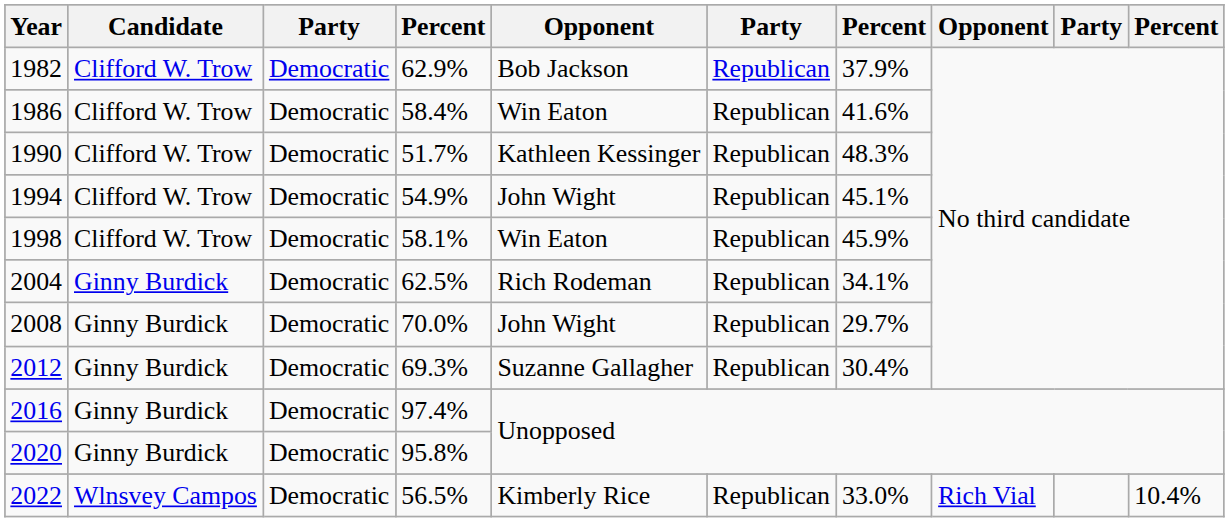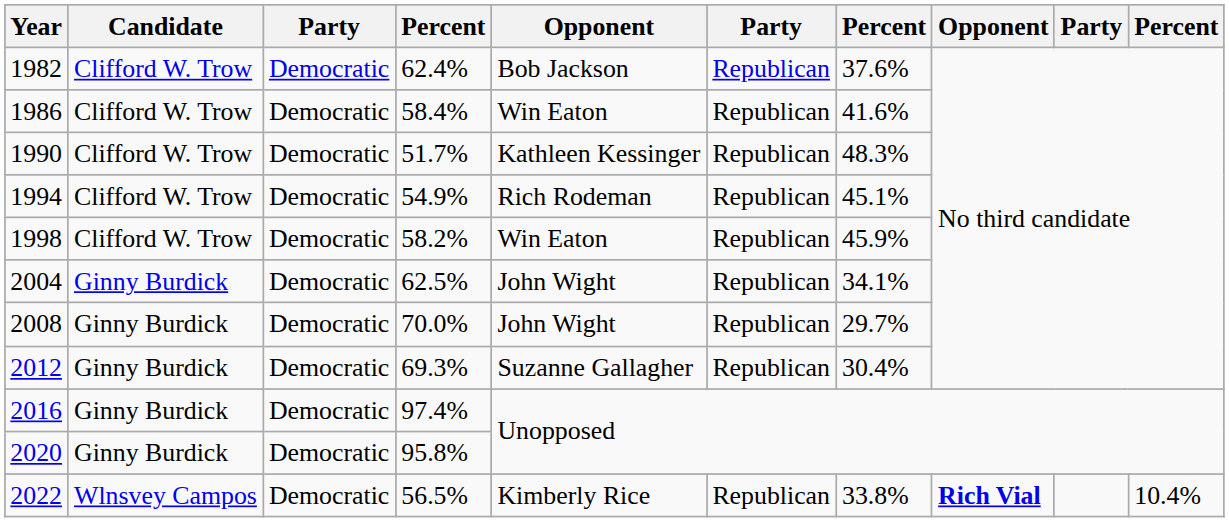(435, 68) 62.9% -> (435, 68) 62.4%
(875, 68) 37.9% -> (875, 68) 37.6%
(557, 196) John Wight -> (575, 196) Rich Rodeman
(435, 238) 58.1% -> (435, 238) 58.2%
(575, 281) Rich Rodeman -> (557, 281) John Wight
(875, 494) 33.0% -> (875, 494) 33.8%
(987, 494) normal -> (989, 494) bold
